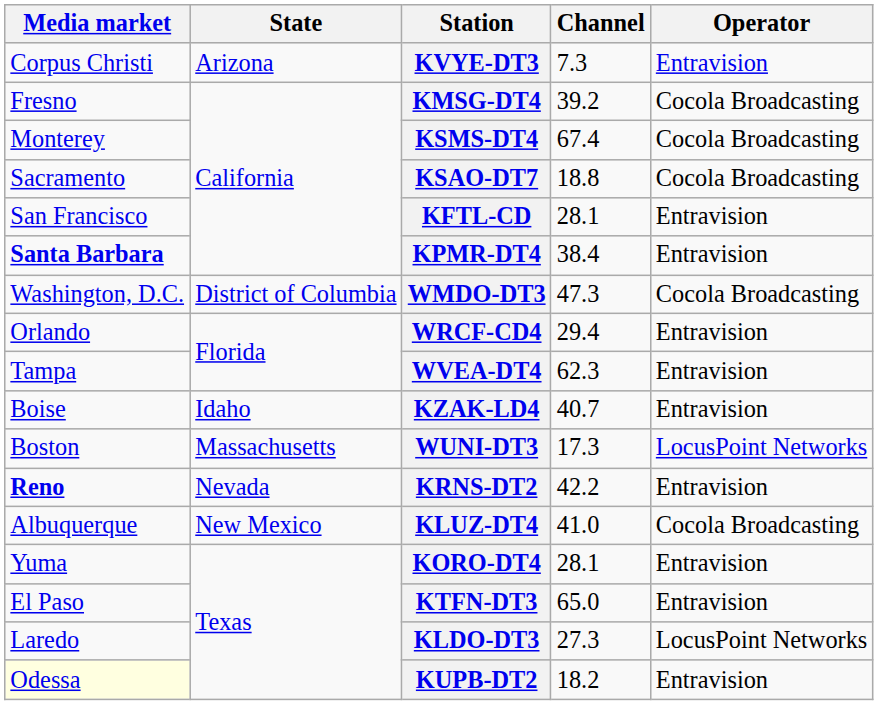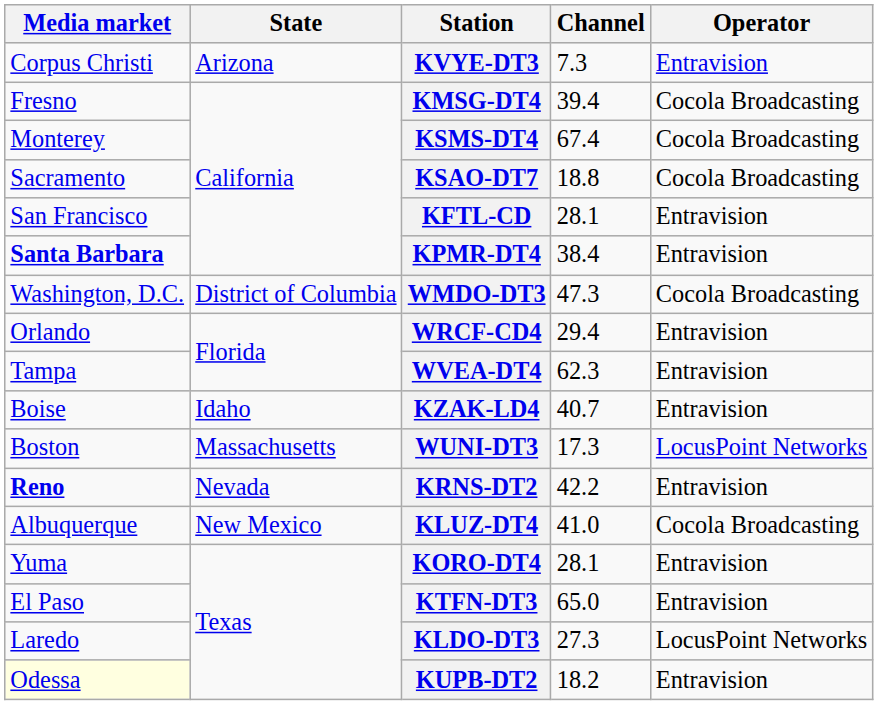(578, 100) 39.2 -> (578, 100) 39.4
